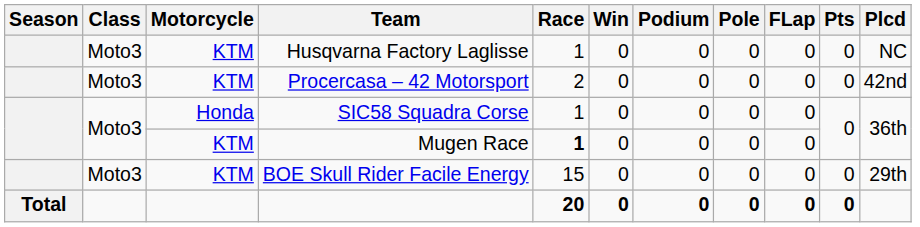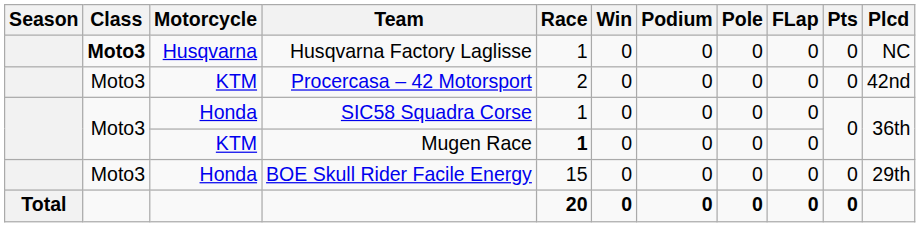(115, 50) normal -> (116, 50) bold
(233, 50) KTM -> (210, 50) Husqvarna
(233, 174) KTM -> (228, 174) Honda
